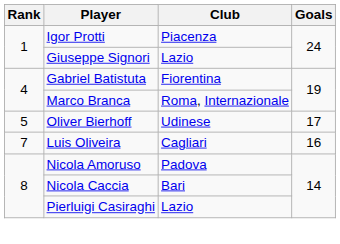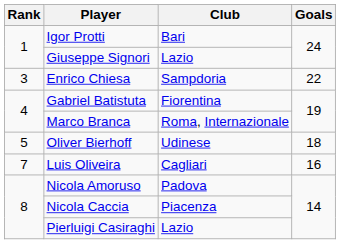(189, 36) Piacenza -> (173, 36) Bari
+ row: (88, 79)
(314, 121) 17 -> (314, 143) 18
(173, 185) Bari -> (189, 206) Piacenza
